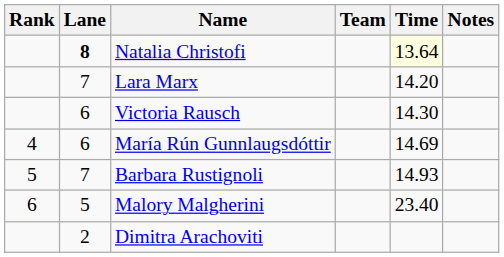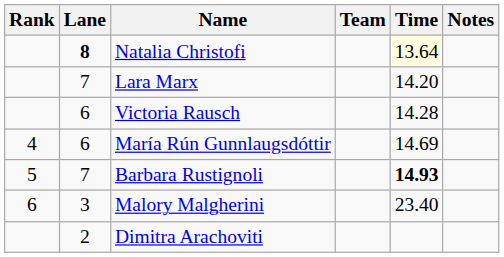(417, 112) 14.30 -> (417, 112) 14.28
(417, 174) normal -> (417, 174) bold
(85, 205) 5 -> (85, 205) 3
